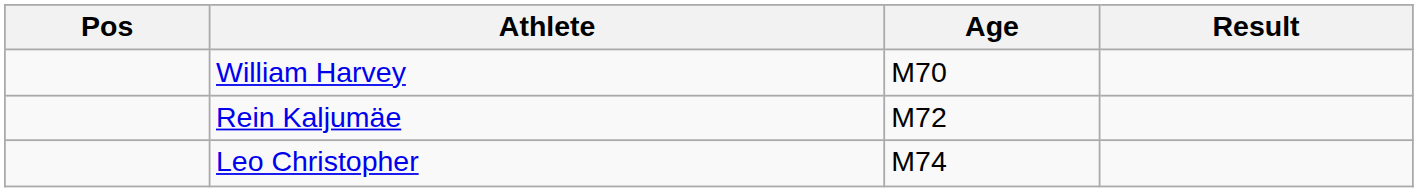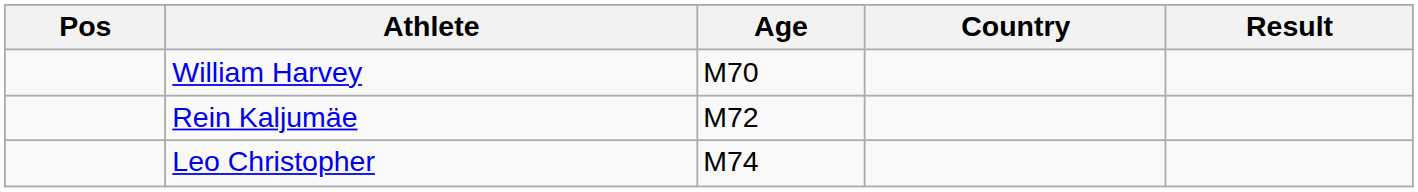+ column: (1016, 27)
